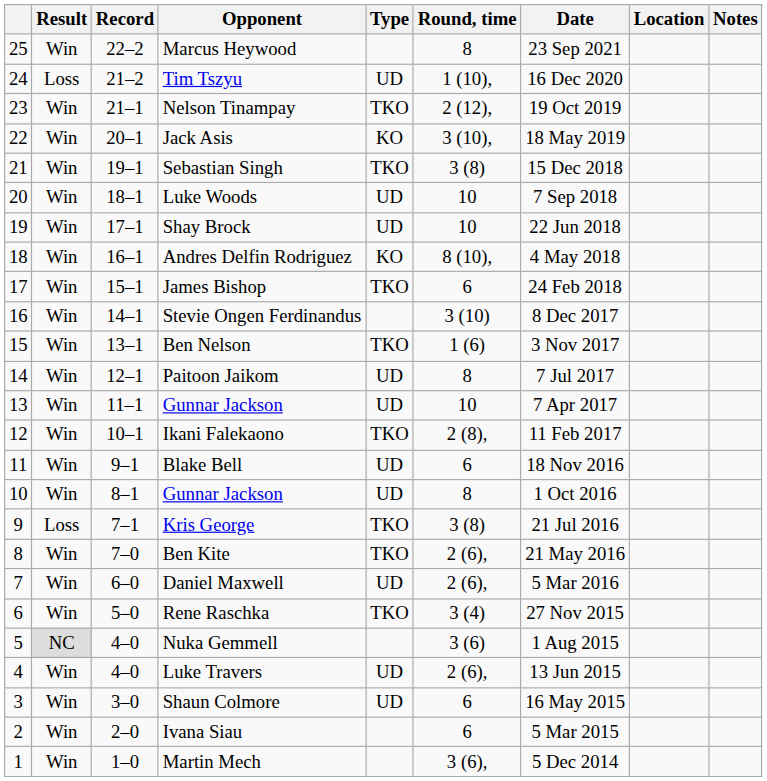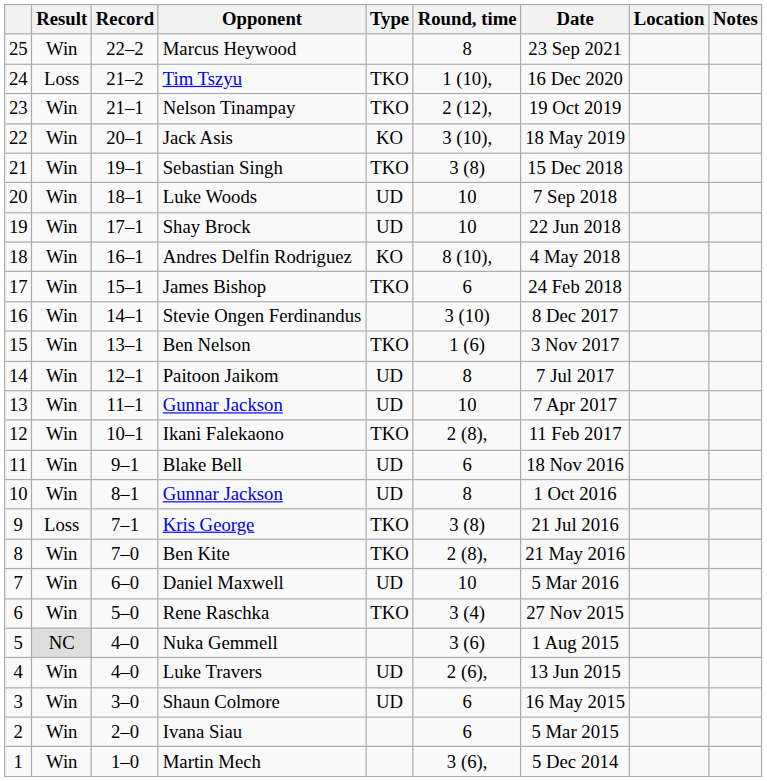(390, 78) UD -> (390, 78) TKO
(467, 553) 2 (6), -> (467, 553) 2 (8),
(467, 583) 2 (6), -> (467, 583) 10
